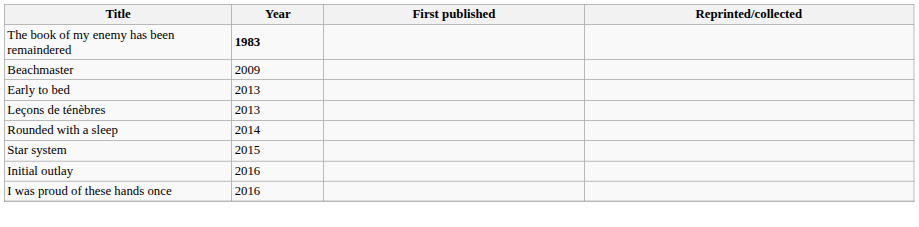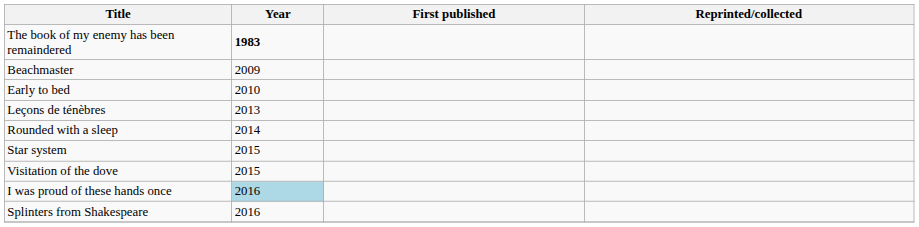(247, 89) 2013 -> (247, 89) 2010
+ row: (63, 171)
- row: (40, 171)
(247, 191) no background -> (247, 191) lightblue background
+ row: (78, 211)
